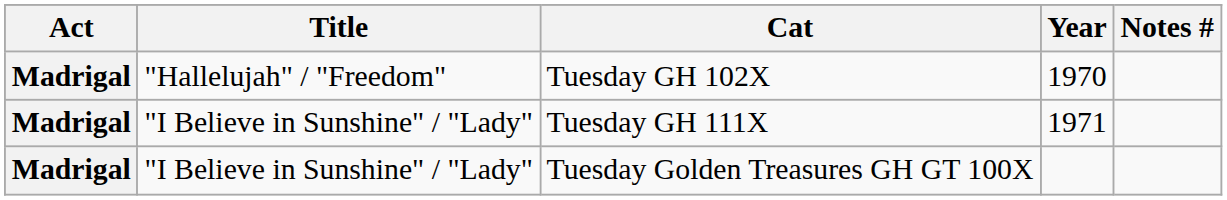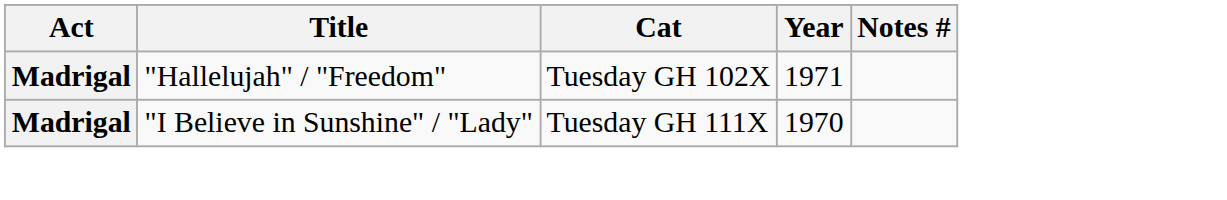(1077, 75) 1970 -> (814, 75) 1971
(1077, 122) 1971 -> (814, 122) 1970
- row: (790, 169)
